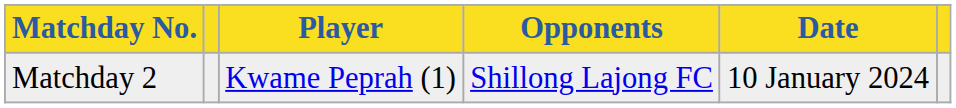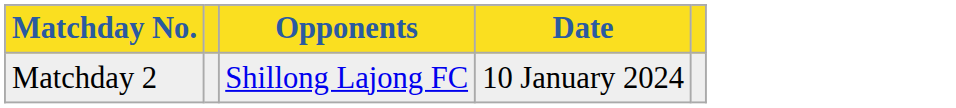- column: (341, 28)
